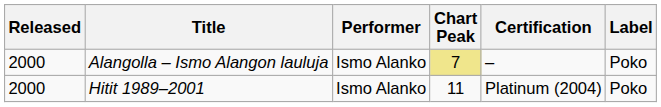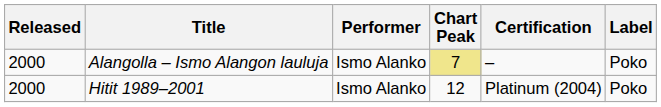(456, 89) 11 -> (456, 89) 12
